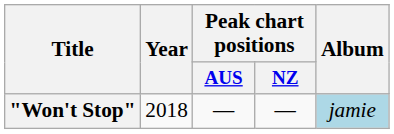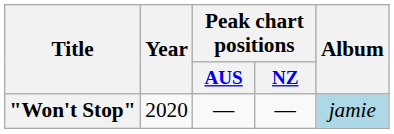(167, 110) 2018 -> (167, 110) 2020
